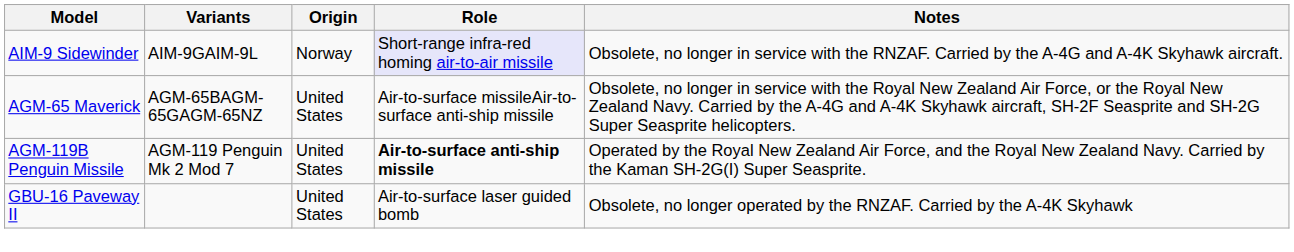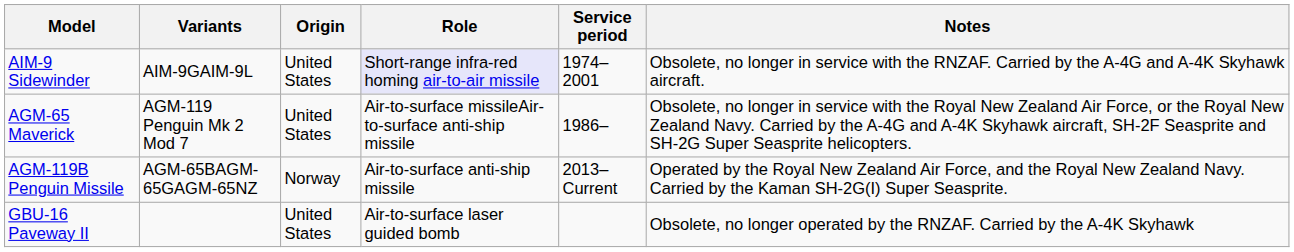+ column: (602, 26)
(324, 52) Norway -> (308, 71) United States
(206, 106) AGM-65BAGM-65GAGM-65NZ -> (193, 125) AGM-119 Penguin Mk 2 Mod 7
(215, 160) AGM-119 Penguin Mk 2 Mod 7 -> (201, 179) AGM-65BAGM-65GAGM-65NZ
(320, 160) United States -> (312, 179) Norway
(469, 160) bold -> (447, 179) normal
